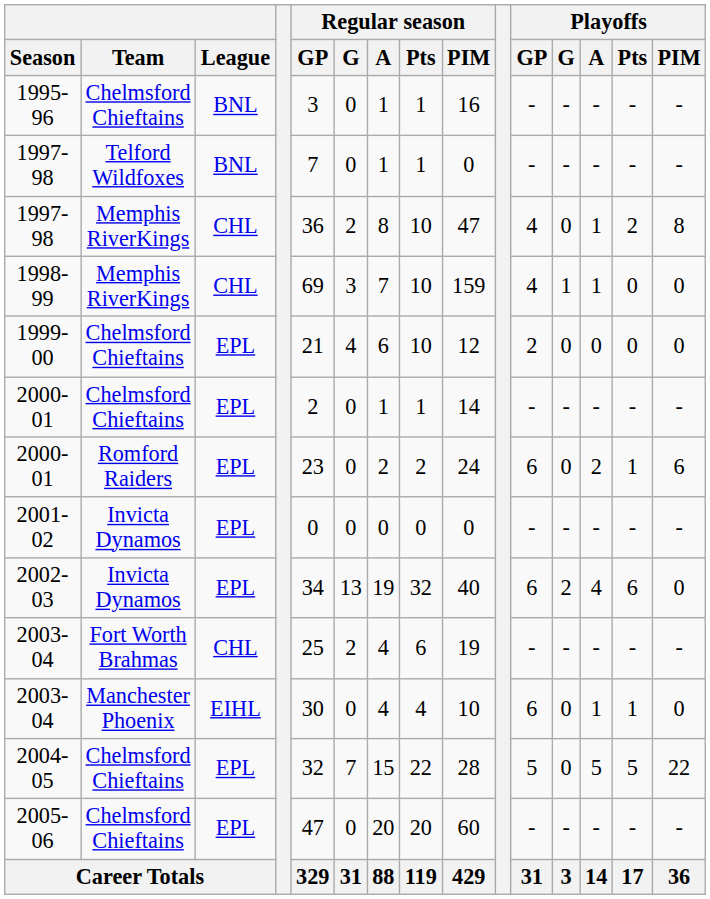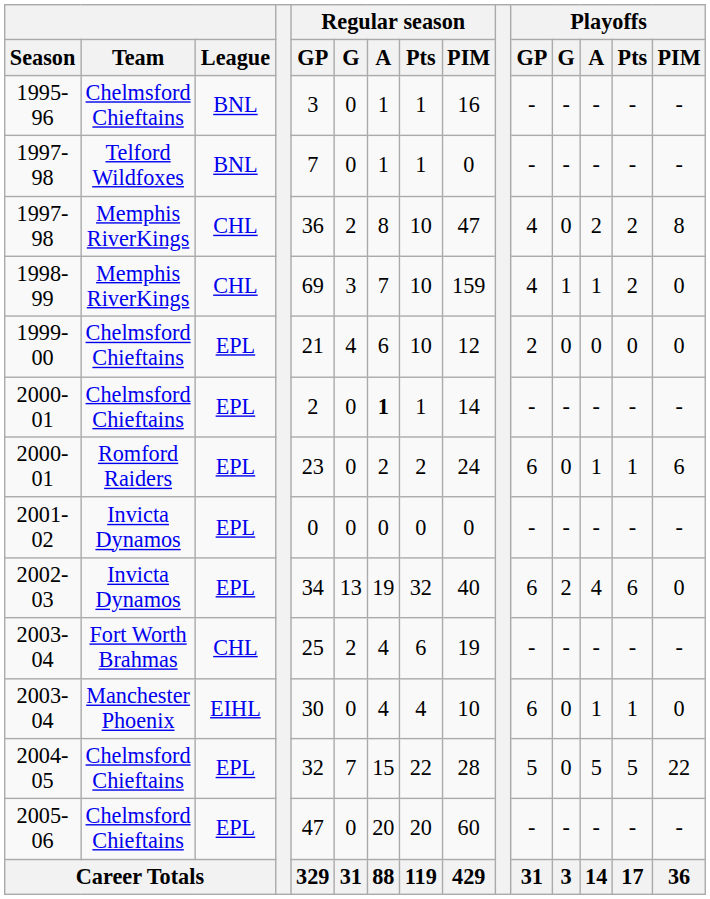(596, 225) 1 -> (596, 225) 2
(632, 286) 0 -> (632, 286) 2
(383, 406) normal -> (383, 406) bold
(596, 466) 2 -> (596, 466) 1
